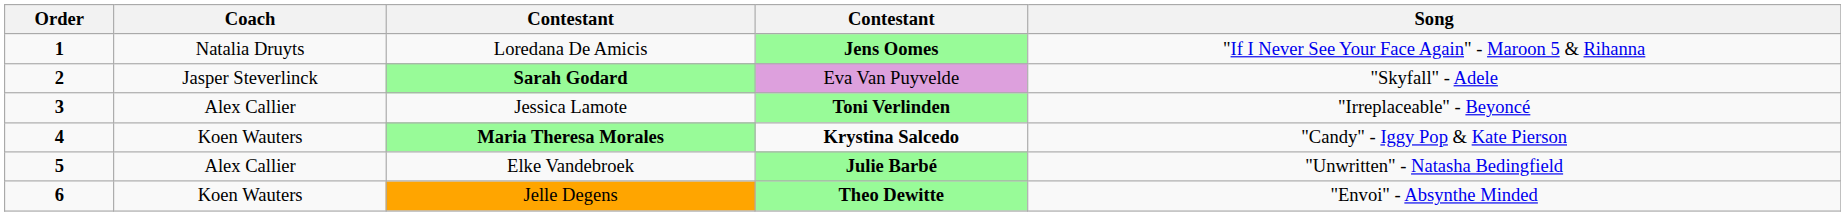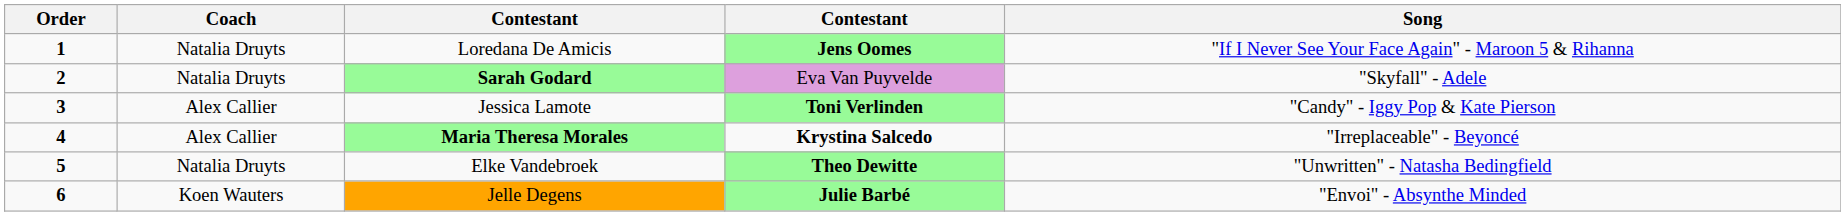(250, 78) Jasper Steverlinck -> (231, 78) Natalia Druyts
(1434, 107) "Irreplaceable" - Beyoncé -> (1423, 107) "Candy" - Iggy Pop & Kate Pierson
(250, 136) Koen Wauters -> (231, 136) Alex Callier
(1434, 136) "Candy" - Iggy Pop & Kate Pierson -> (1423, 136) "Irreplaceable" - Beyoncé
(250, 166) Alex Callier -> (231, 166) Natalia Druyts
(891, 166) Julie Barbé -> (864, 166) Theo Dewitte
(891, 195) Theo Dewitte -> (864, 195) Julie Barbé
